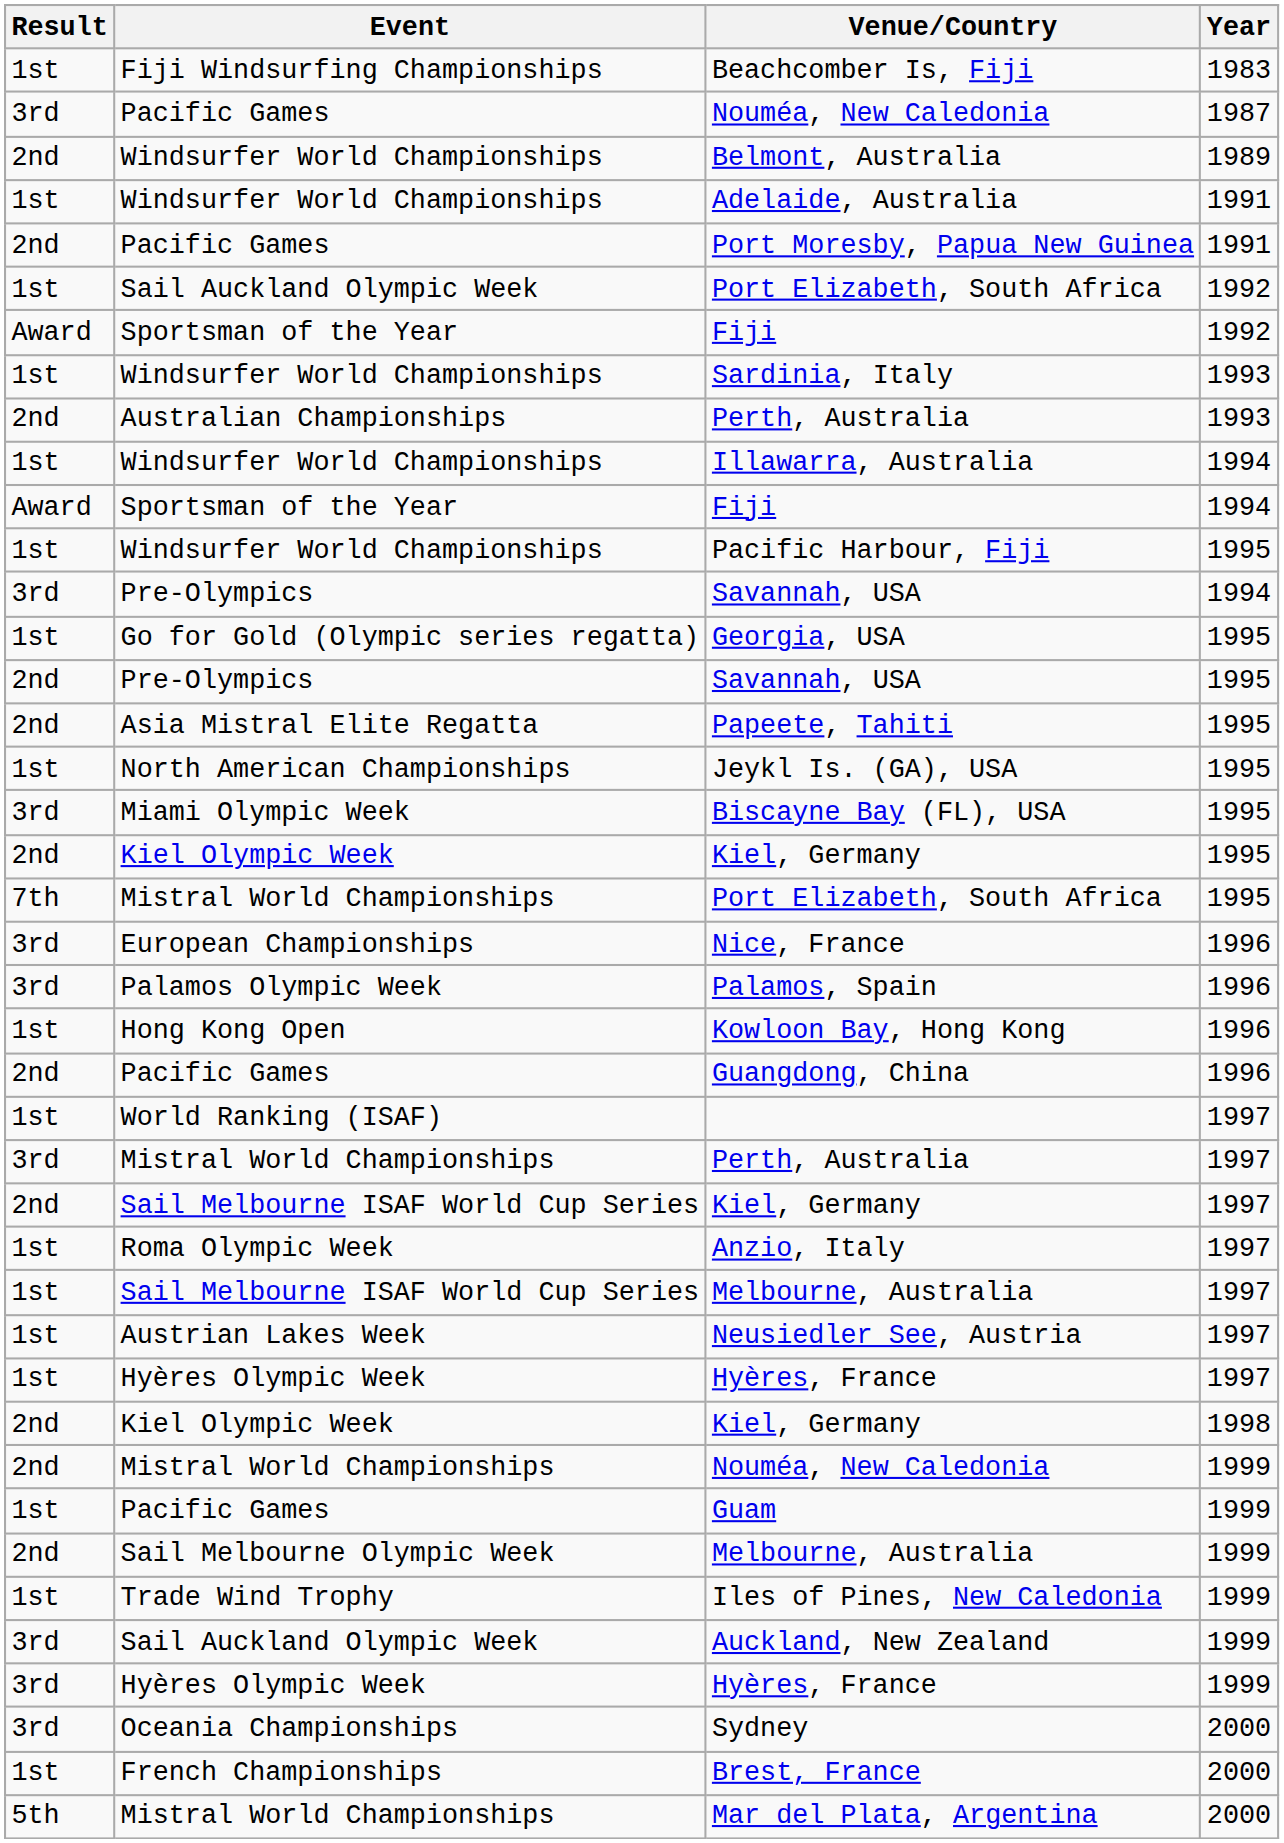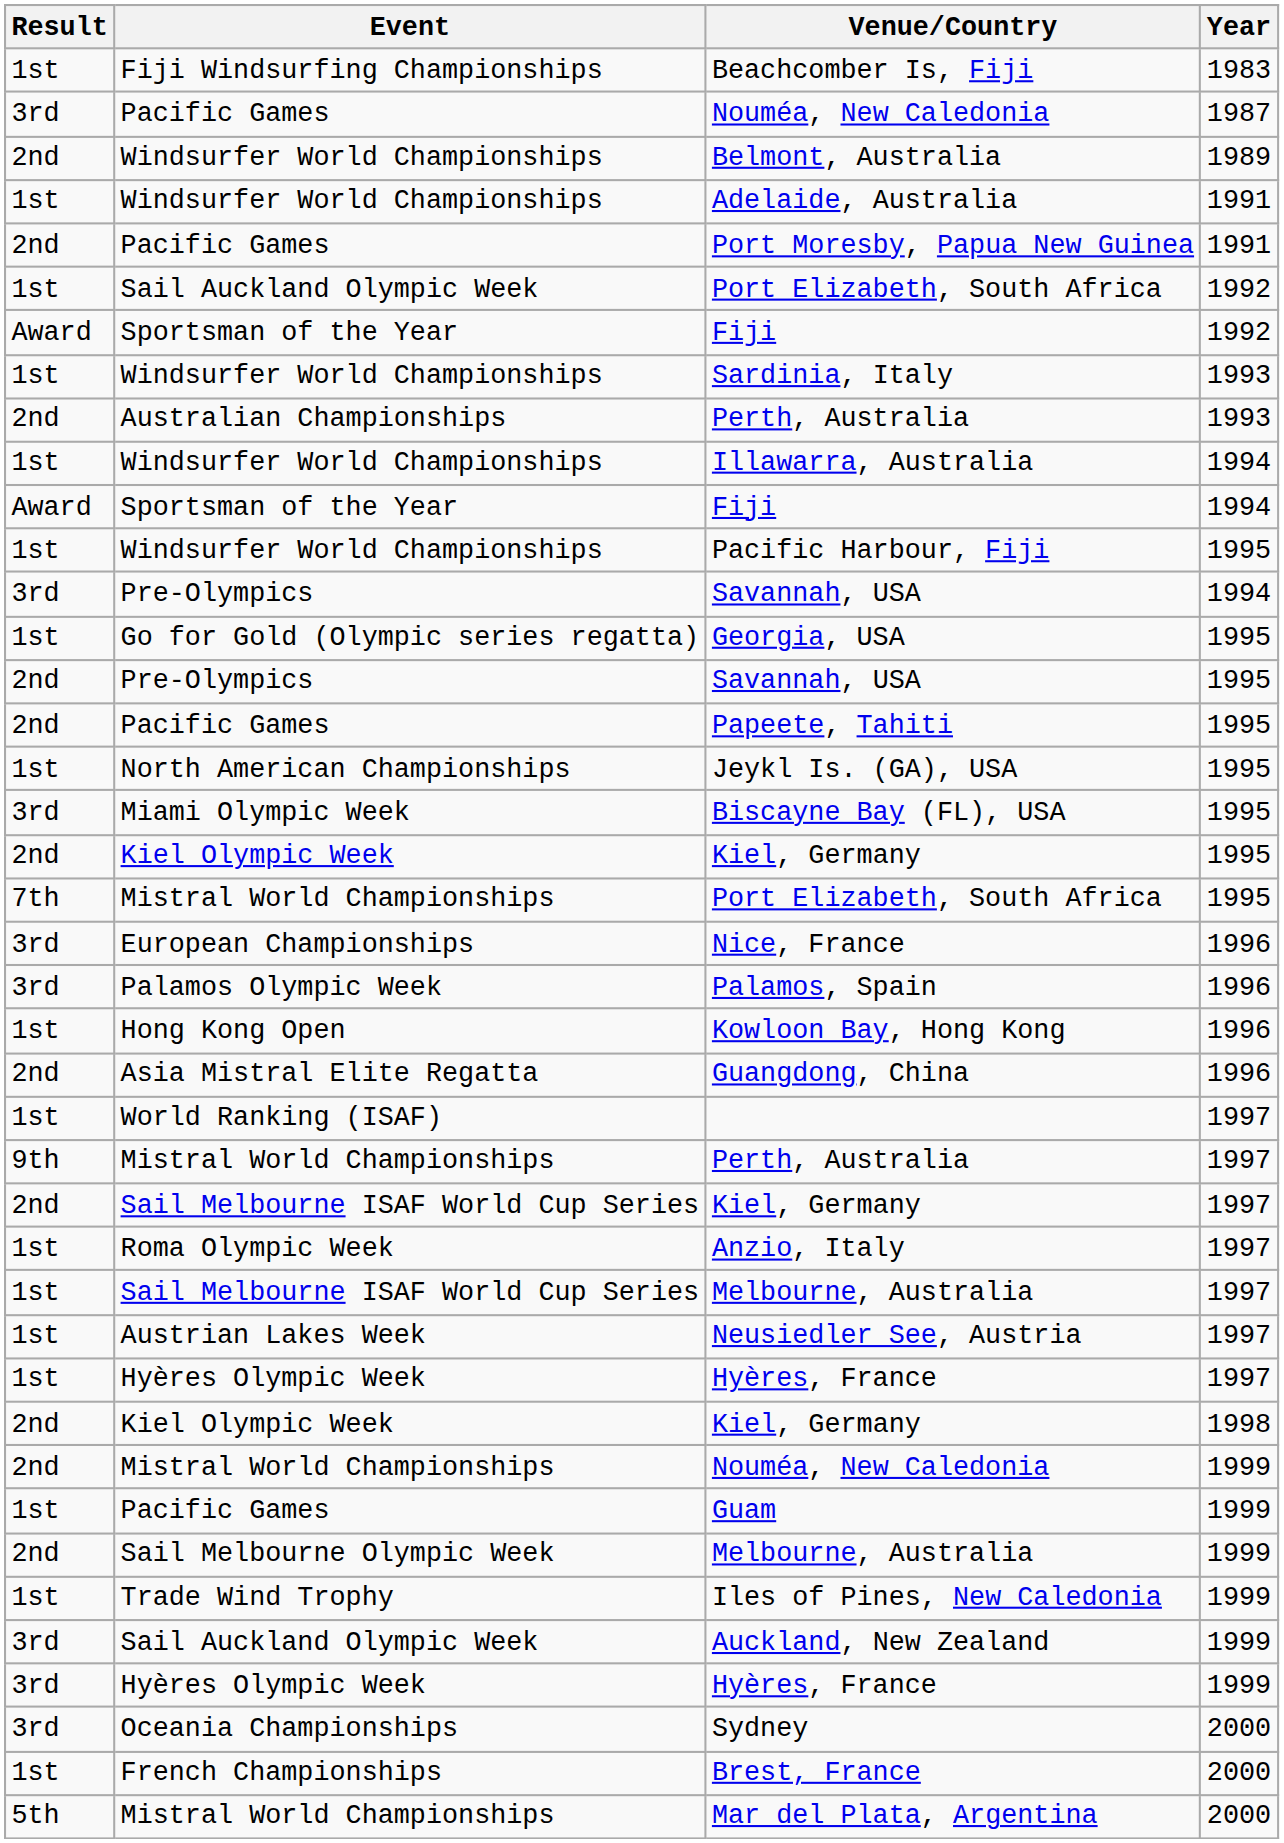(330, 725) Asia Mistral Elite Regatta -> (225, 725) Pacific Games
(225, 1074) Pacific Games -> (330, 1074) Asia Mistral Elite Regatta
(36, 1162) 3rd -> (36, 1162) 9th
